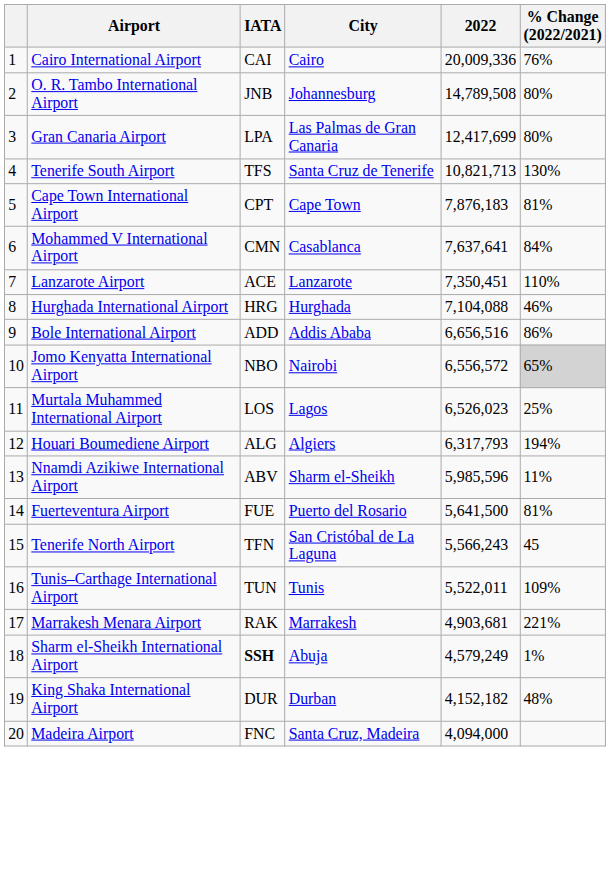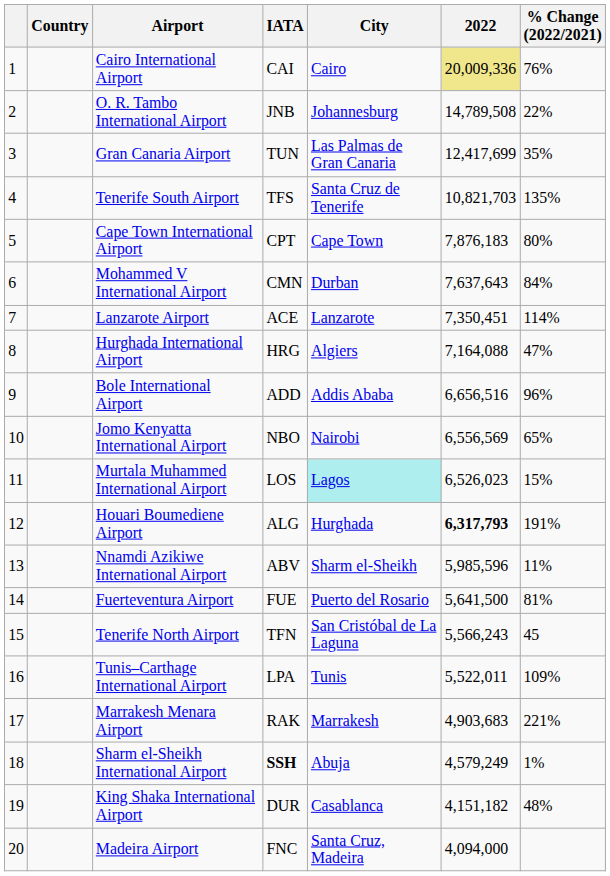+ column: (60, 25)
(480, 60) no background -> (480, 68) khaki background
(538, 94) 80% -> (538, 111) 22%
(258, 136) LPA -> (283, 154) TUN
(538, 136) 80% -> (538, 154) 35%
(480, 171) 10,821,713 -> (480, 197) 10,821,703
(542, 171) 130% -> (542, 197) 135%
(538, 205) 81% -> (538, 240) 80%
(325, 247) Casablanca -> (335, 283) Durban
(477, 247) 7,637,641 -> (477, 283) 7,637,643
(542, 282) 110% -> (542, 317) 114%
(320, 307) Hurghada -> (334, 351) Algiers
(477, 307) 7,104,088 -> (477, 351) 7,164,088
(538, 307) 46% -> (538, 351) 47%
(538, 332) 86% -> (538, 394) 96%
(477, 366) 6,556,572 -> (477, 437) 6,556,569
(538, 366) lightgrey background -> (538, 437) no background
(308, 409) no background -> (330, 480) paleturquoise background
(538, 409) 25% -> (538, 480) 15%
(312, 443) Algiers -> (342, 523) Hurghada
(477, 443) normal -> (477, 523) bold
(542, 443) 194% -> (542, 523) 191%
(260, 588) TUN -> (281, 677) LPA
(477, 622) 4,903,681 -> (477, 720) 4,903,683
(312, 699) Durban -> (347, 806) Casablanca
(477, 699) 4,152,182 -> (477, 806) 4,151,182
